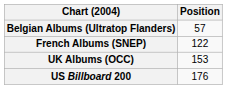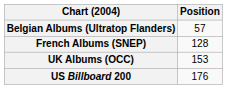(200, 44) 122 -> (200, 44) 128
